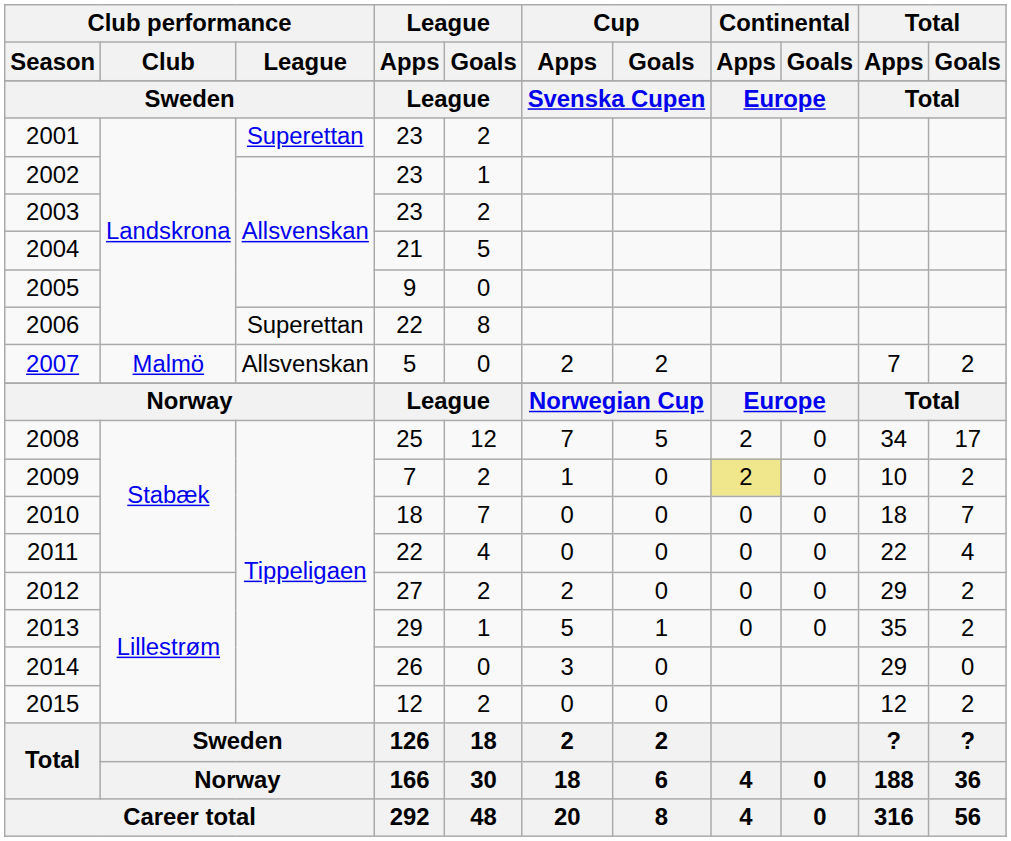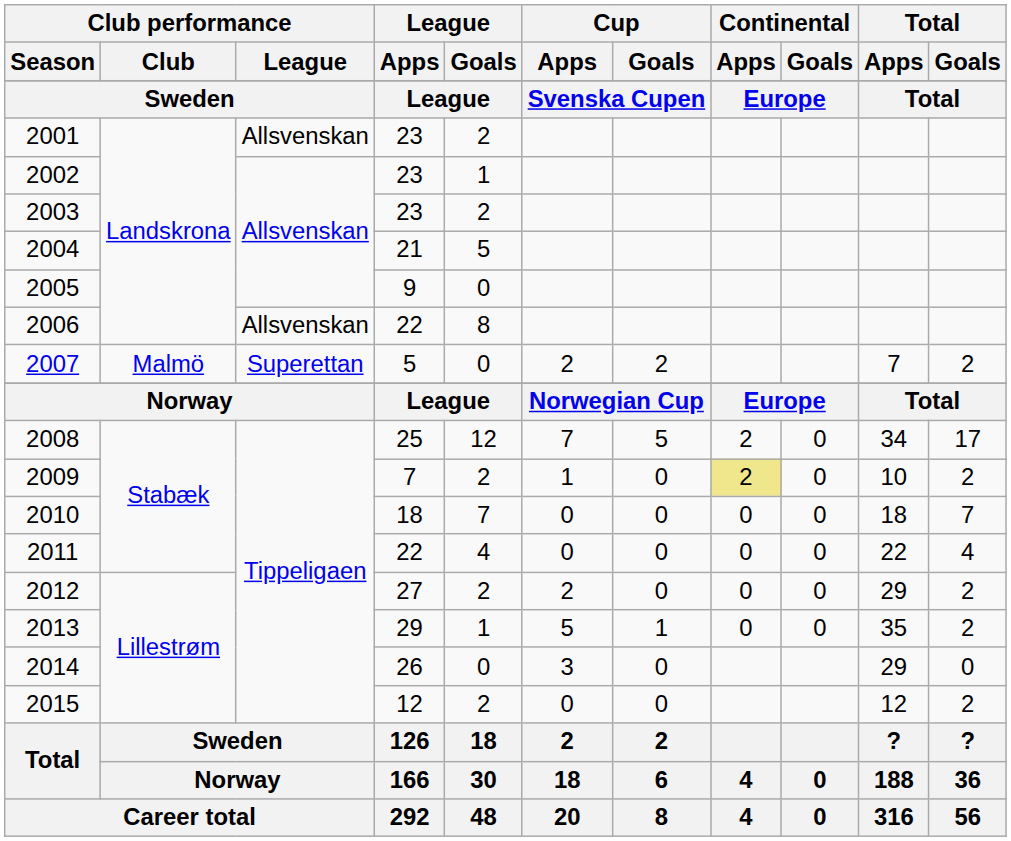(305, 136) Superettan -> (305, 136) Allsvenskan
(305, 325) Superettan -> (305, 325) Allsvenskan
(305, 363) Allsvenskan -> (305, 363) Superettan
